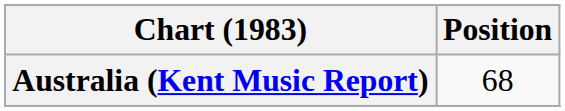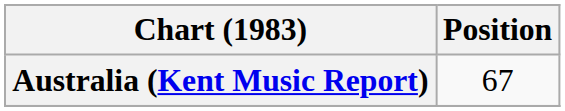(498, 79) 68 -> (498, 79) 67
